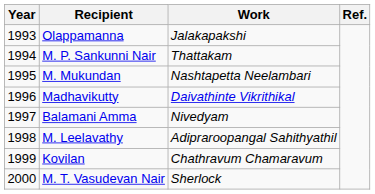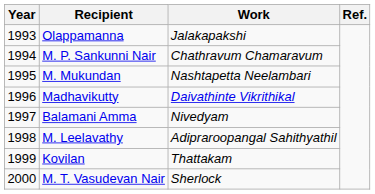(201, 55) Thattakam -> (247, 55) Chathravum Chamaravum
(247, 158) Chathravum Chamaravum -> (201, 158) Thattakam
